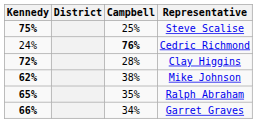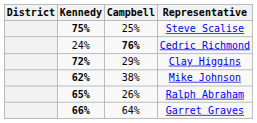columns swapped: (78, 13) <-> (28, 13)
(131, 61) 28% -> (131, 61) 29%
(131, 94) 35% -> (131, 94) 26%
(131, 110) 34% -> (131, 110) 64%
